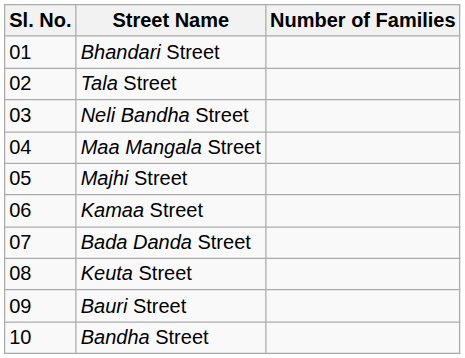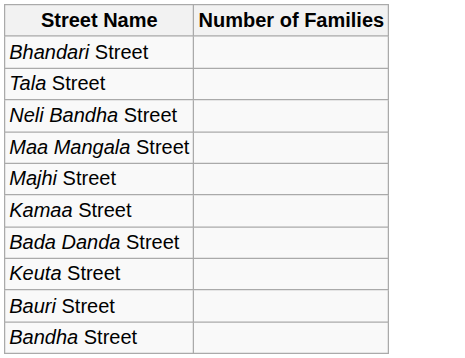- column: (40, 20)
